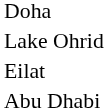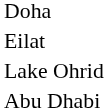rows swapped: (54, 41) <-> (25, 70)
